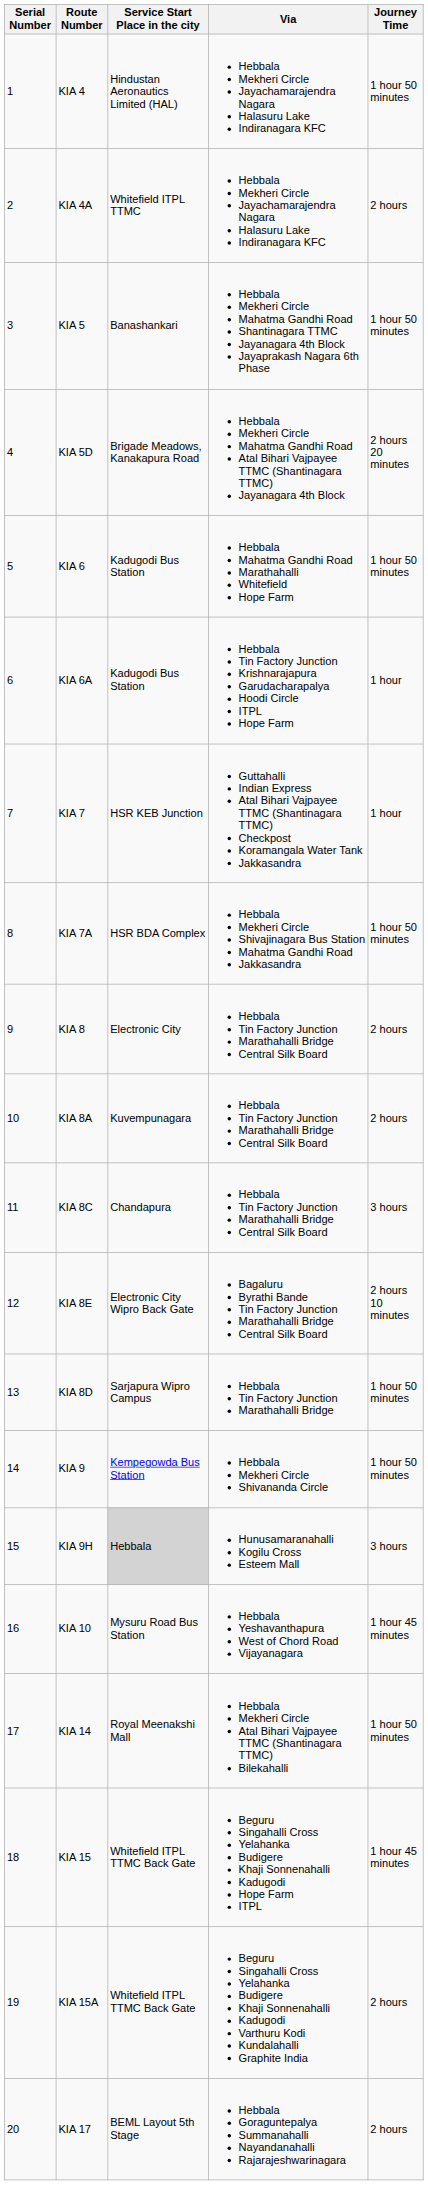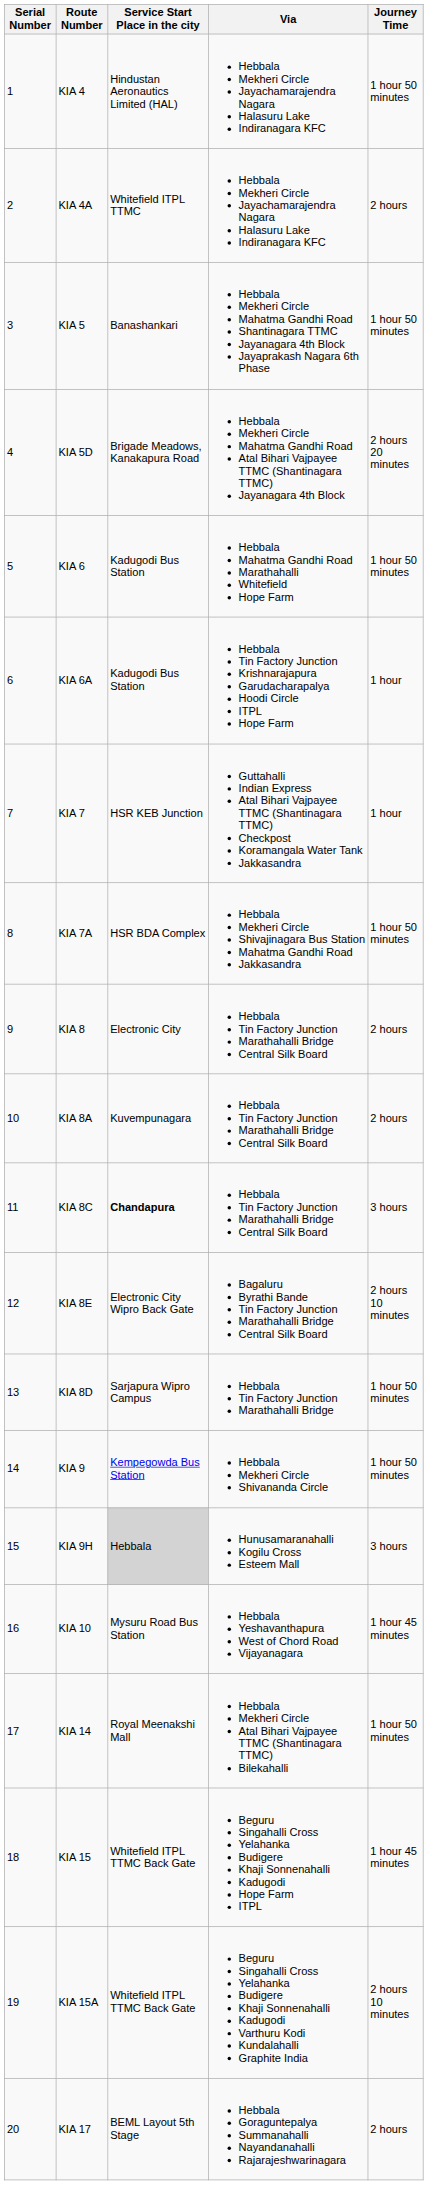(141, 1207) normal -> (142, 1207) bold
(389, 2002) 2 hours -> (390, 2002) 2 hours 10 minutes
